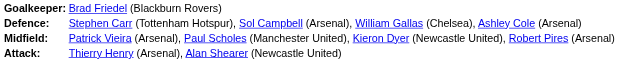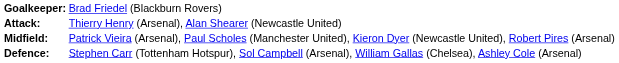rows swapped: (27, 23) <-> (22, 53)
